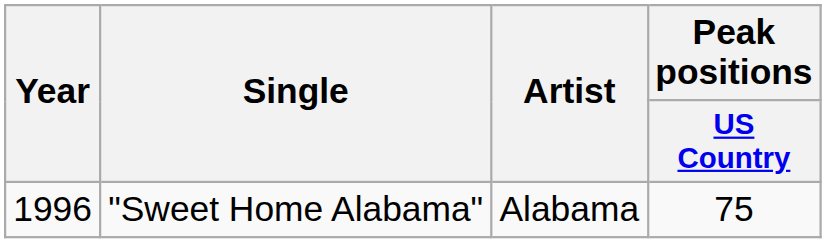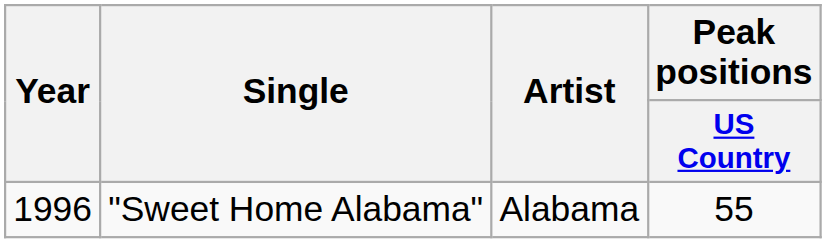(734, 208) 75 -> (734, 208) 55
